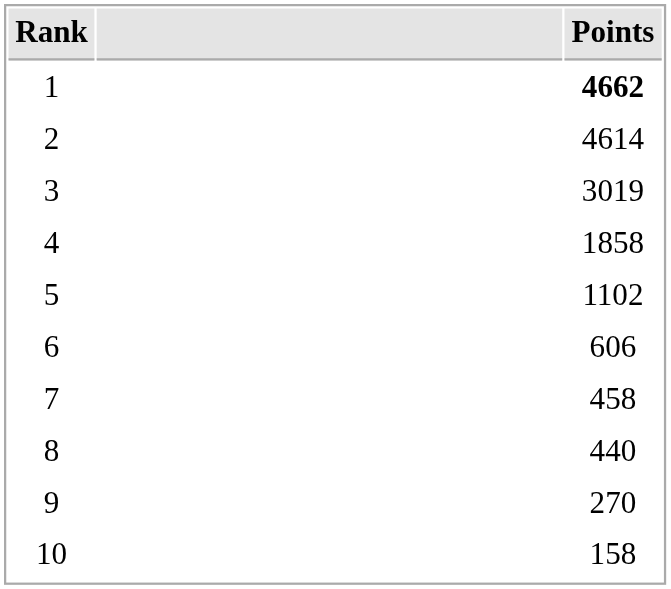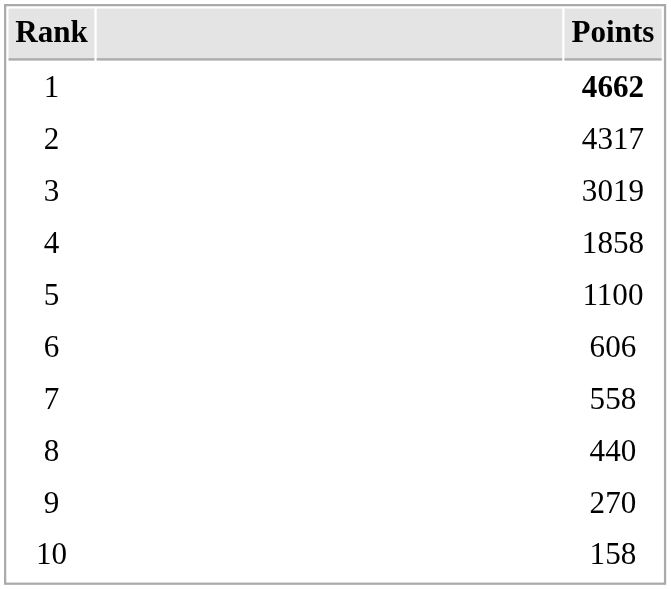(613, 138) 4614 -> (613, 138) 4317
(613, 294) 1102 -> (613, 294) 1100
(613, 398) 458 -> (613, 398) 558
